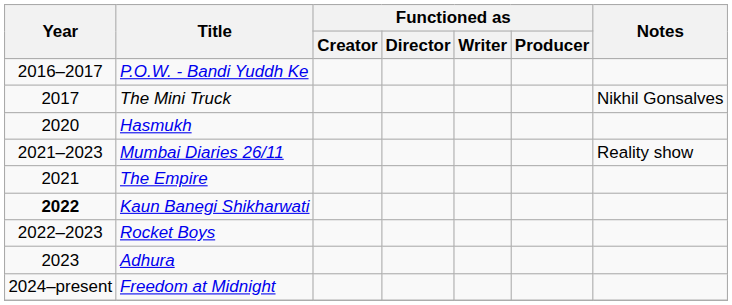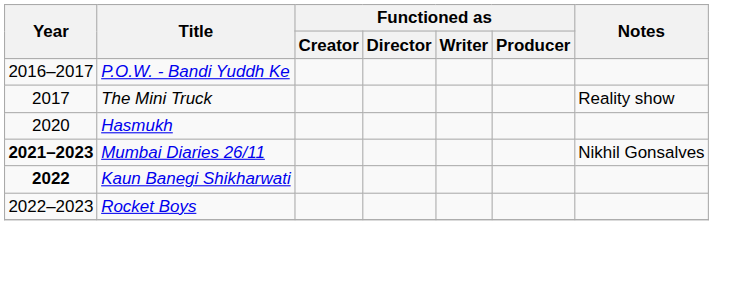(660, 98) Nikhil Gonsalves -> (626, 98) Reality show
(60, 152) normal -> (51, 152) bold
(645, 152) Reality show -> (641, 152) Nikhil Gonsalves
- row: (164, 179)
- row: (147, 260)
- row: (198, 286)
